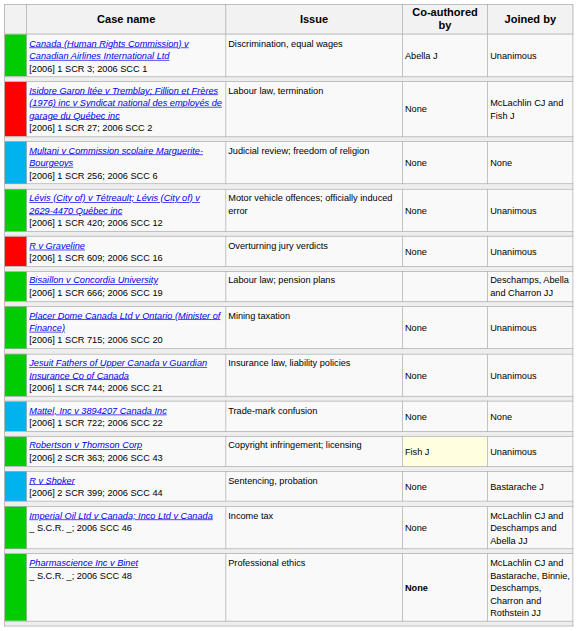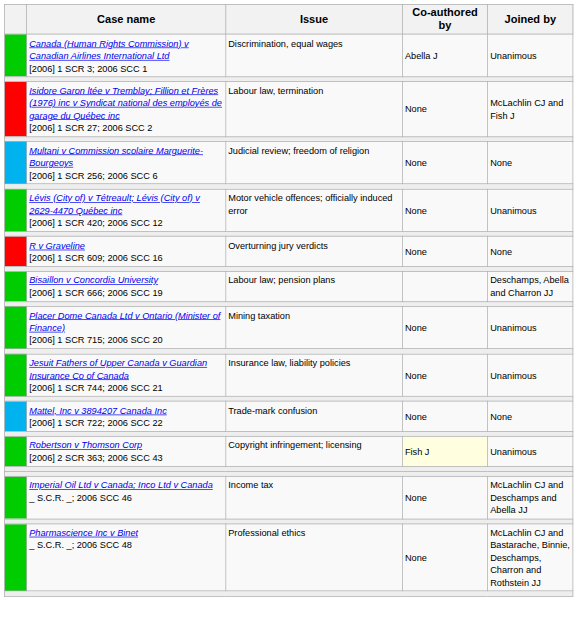(513, 252) Unanimous -> (501, 252) None
- row: (96, 487)
(416, 587) bold -> (416, 558) normal
